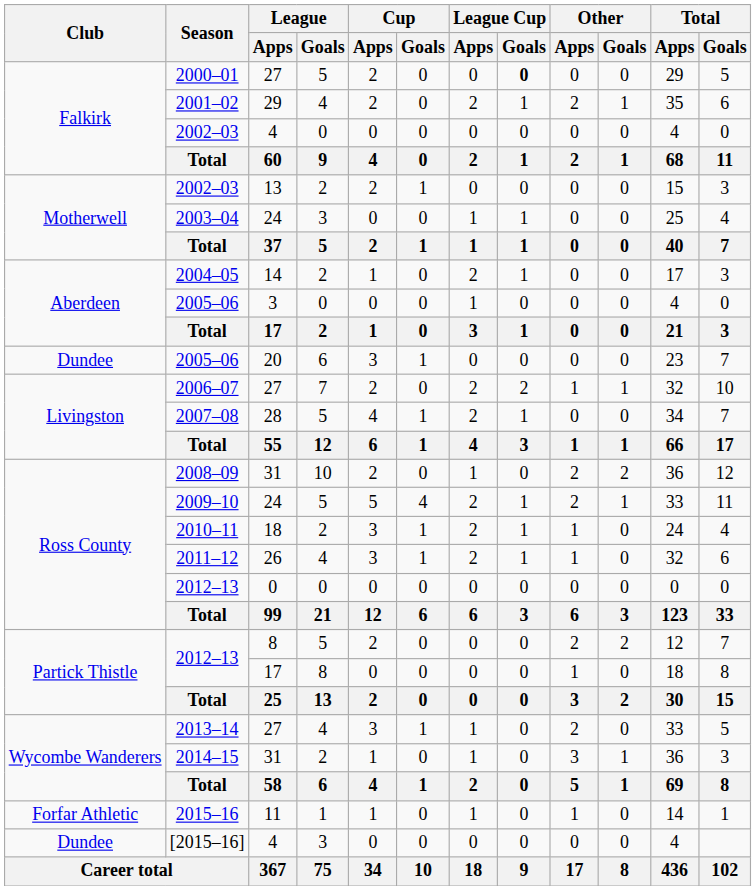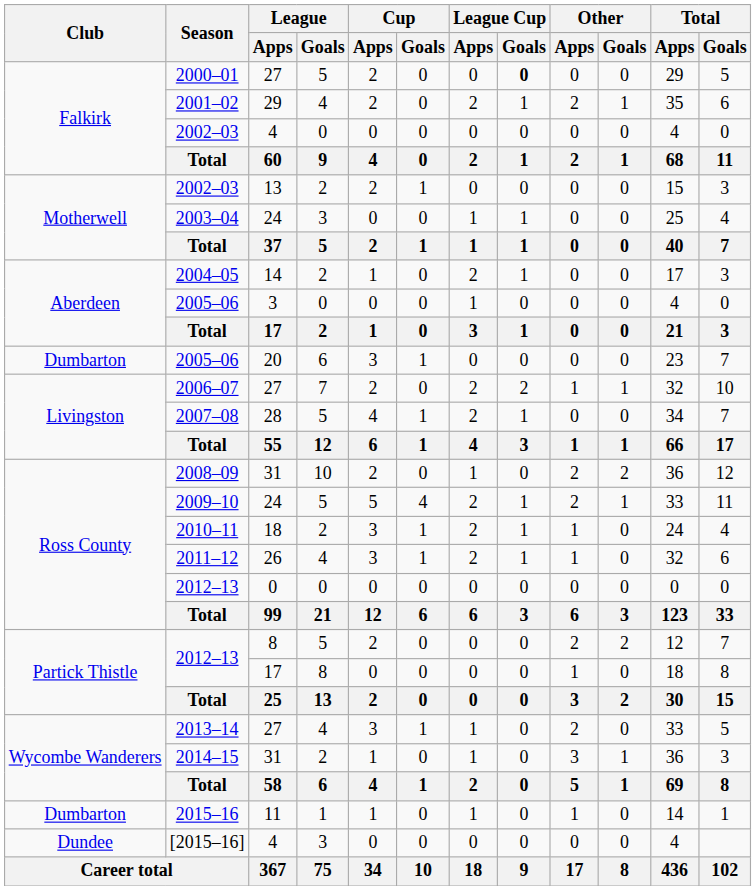(85, 359) Dundee -> (85, 359) Dumbarton
(85, 814) Forfar Athletic -> (85, 814) Dumbarton
